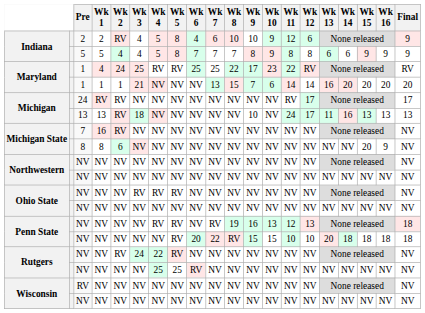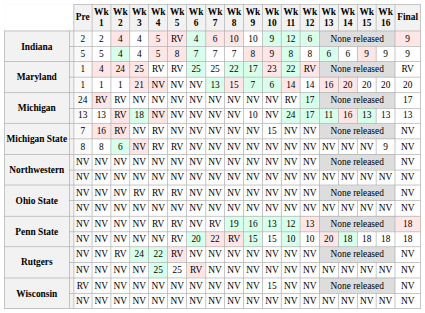(120, 39) RV -> (120, 39) 4
(177, 39) 8 -> (177, 39) RV
(158, 131) NV -> (158, 131) RV
(272, 131) NV -> (272, 131) 15
(158, 147) NV -> (158, 147) RV
(177, 147) NV -> (177, 147) RV
(367, 147) 20 -> (367, 147) NV
(272, 286) NV -> (272, 286) 15
